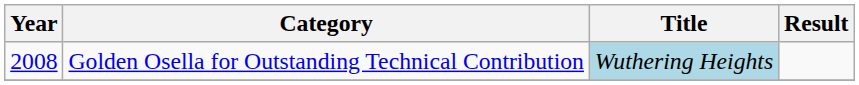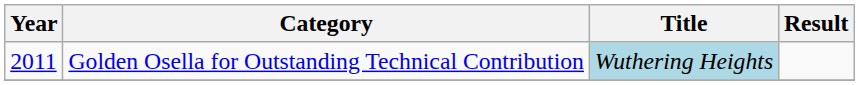(34, 60) 2008 -> (33, 60) 2011
